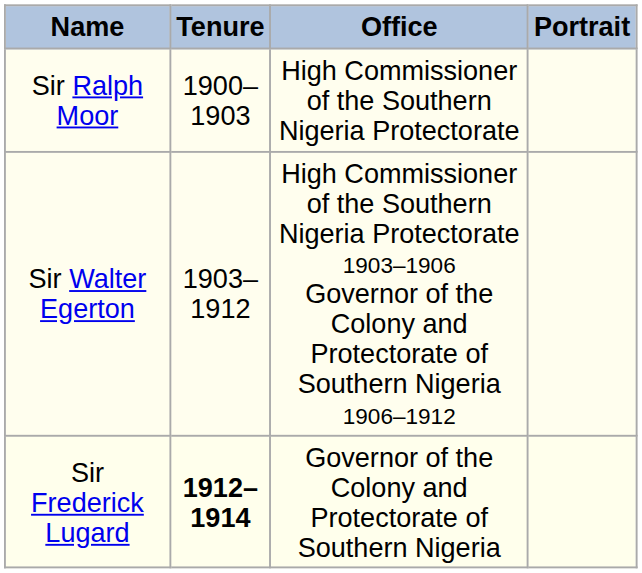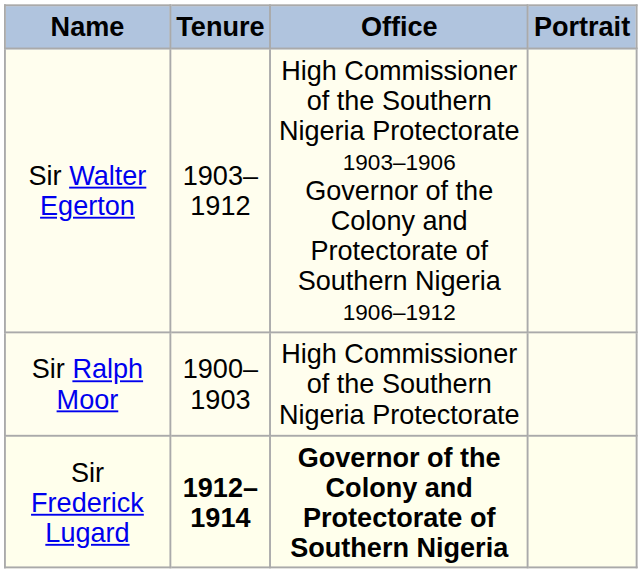rows swapped: (87, 100) <-> (87, 293)
(399, 502) normal -> (399, 502) bold
